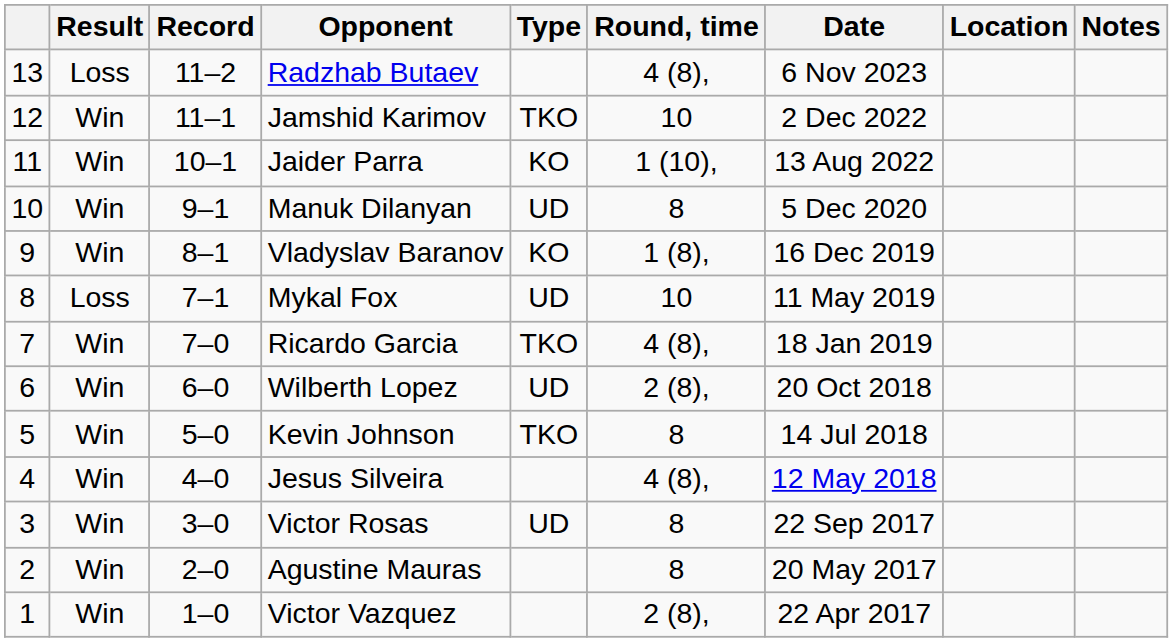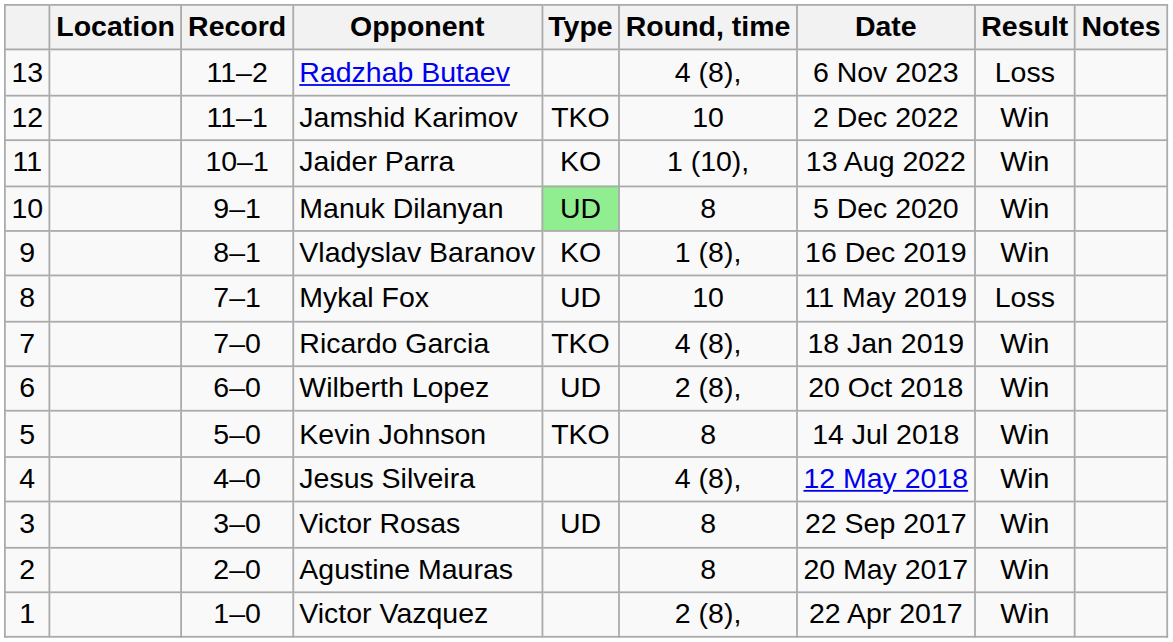columns swapped: (100, 27) <-> (1009, 27)
(549, 207) no background -> (580, 207) lightgreen background
